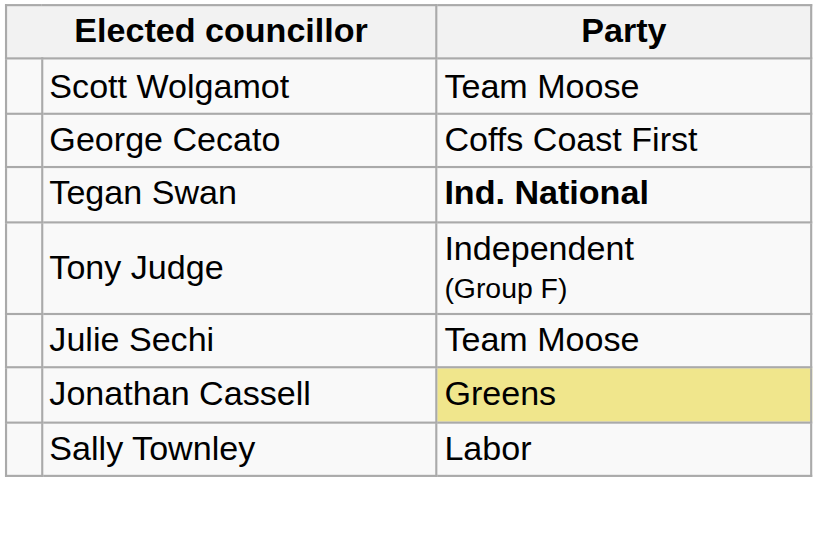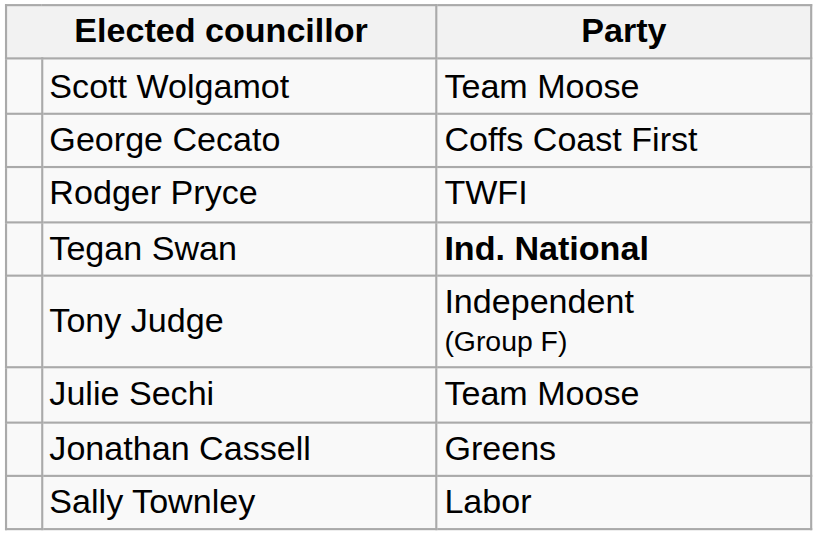+ row: (154, 193)
(500, 394) khaki background -> (500, 448) no background
